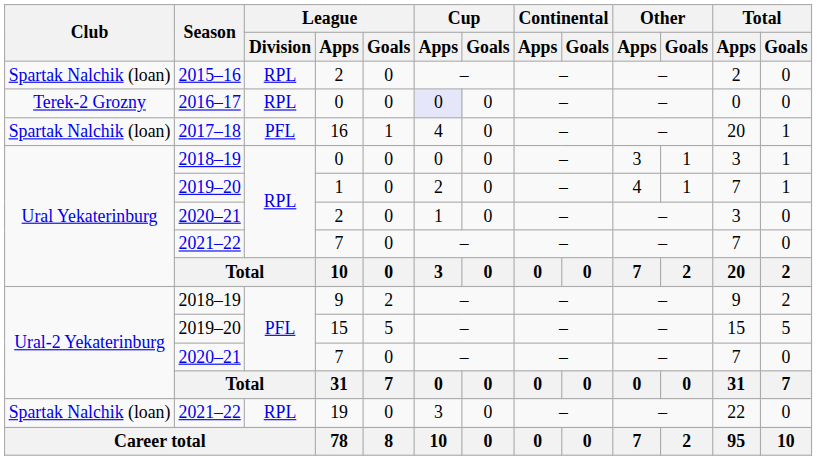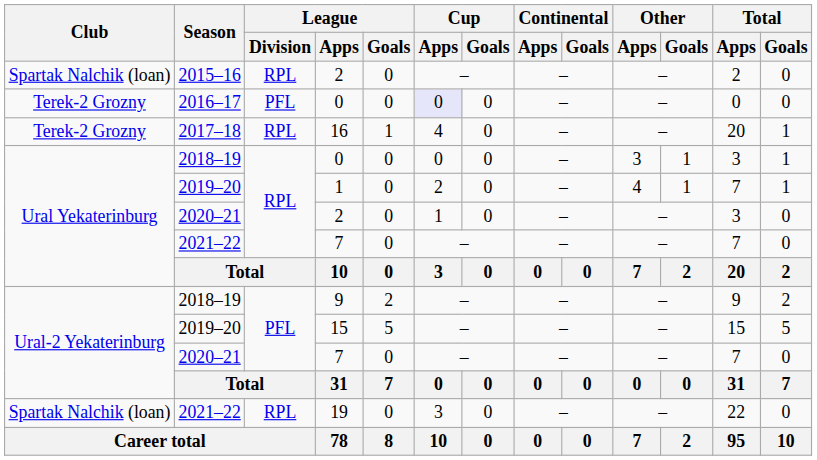(280, 103) RPL -> (280, 103) PFL
(90, 131) Spartak Nalchik (loan) -> (90, 131) Terek-2 Grozny
(280, 131) PFL -> (280, 131) RPL
